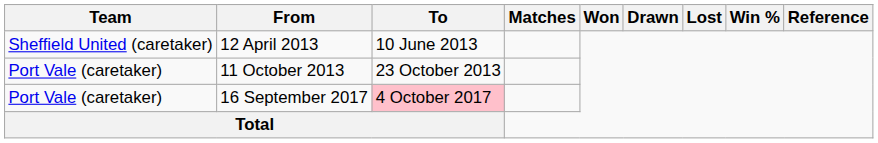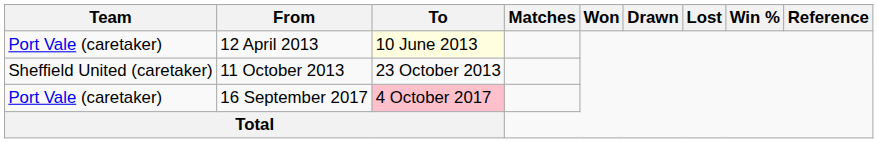(110, 44) Sheffield United (caretaker) -> (85, 44) Port Vale (caretaker)
(427, 44) no background -> (427, 44) lightyellow background
(85, 71) Port Vale (caretaker) -> (110, 71) Sheffield United (caretaker)
